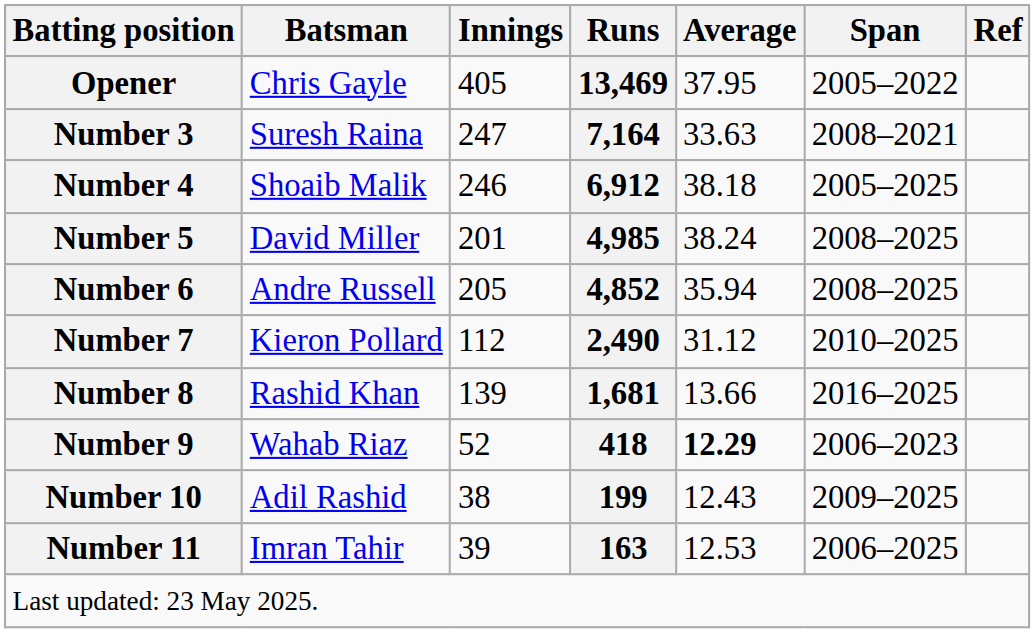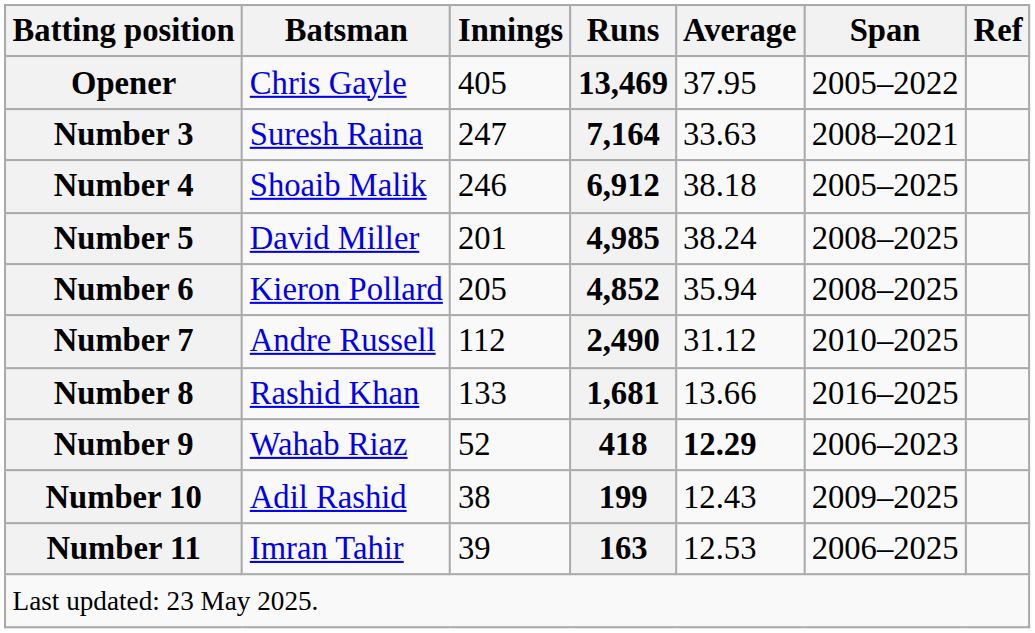(343, 289) Andre Russell -> (346, 289) Kieron Pollard
(346, 340) Kieron Pollard -> (343, 340) Andre Russell
(482, 392) 139 -> (482, 392) 133
